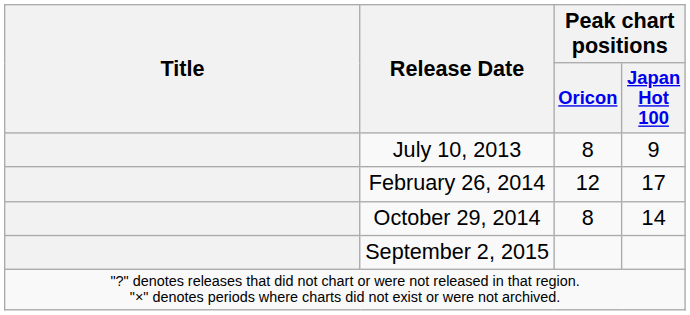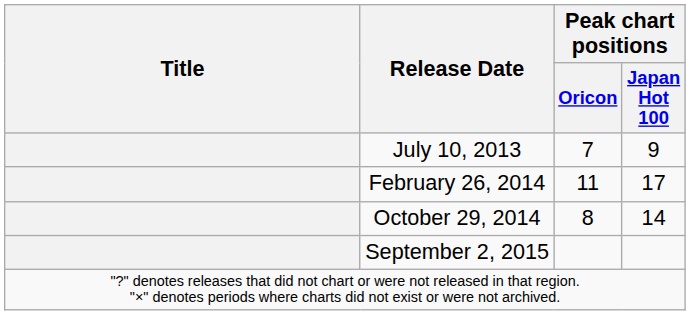(588, 149) 8 -> (588, 149) 7
(588, 183) 12 -> (588, 183) 11
